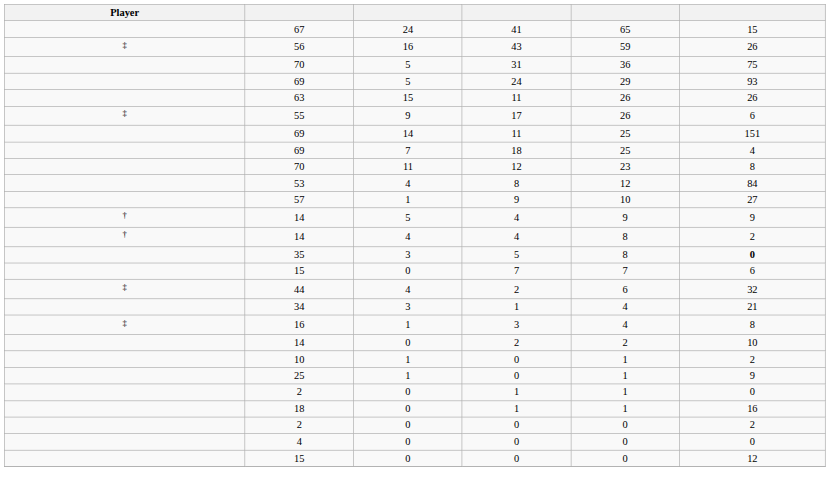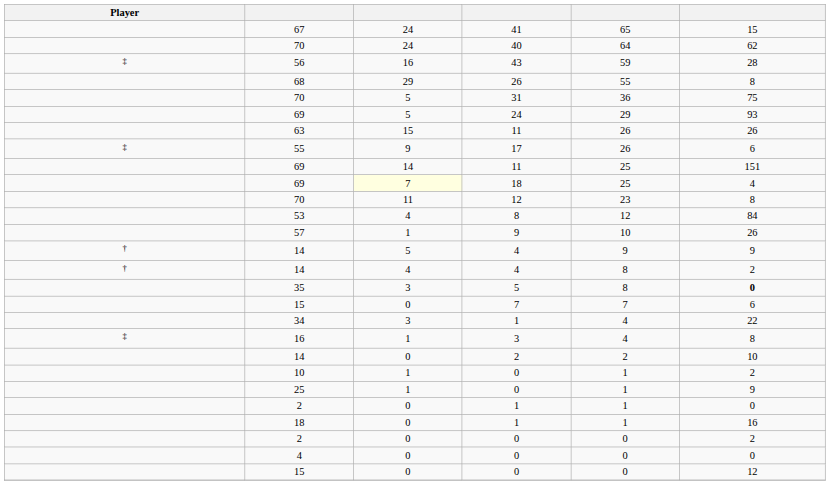+ row: (299, 45)
(752, 47) 26 -> (752, 63) 28
+ row: (299, 81)
(408, 150) no background -> (408, 183) lightyellow background
(752, 199) 27 -> (752, 232) 26
- row: (299, 289)
(752, 307) 21 -> (752, 320) 22
